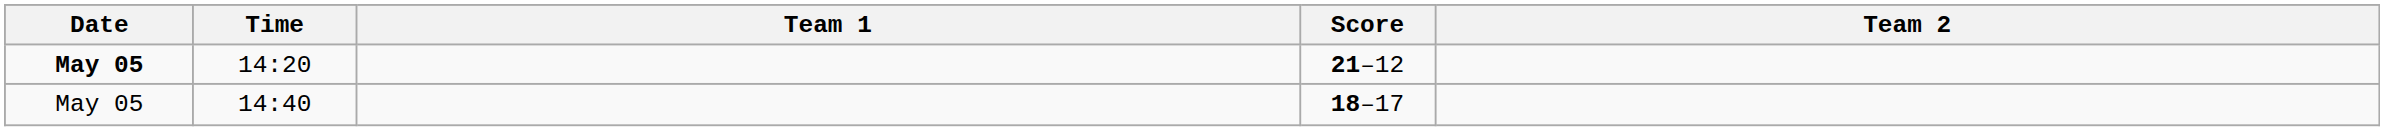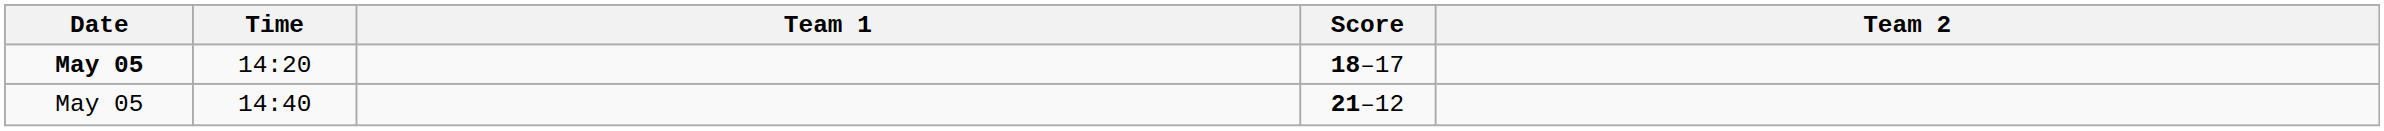(1367, 65) 21–12 -> (1367, 65) 18–17
(1367, 105) 18–17 -> (1367, 105) 21–12
